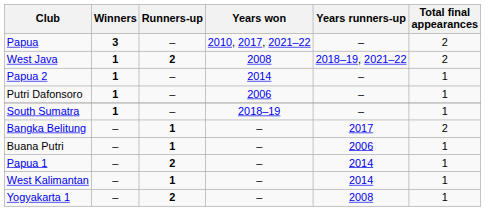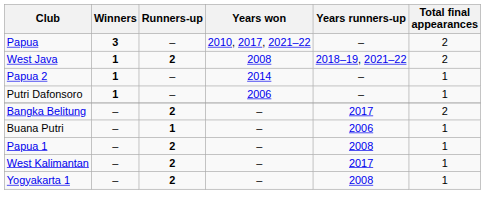- row: (43, 111)
(172, 128) 1 -> (172, 111) 2
(361, 163) 2014 -> (361, 146) 2008
(172, 180) 1 -> (172, 163) 2
(361, 180) 2014 -> (361, 163) 2017
